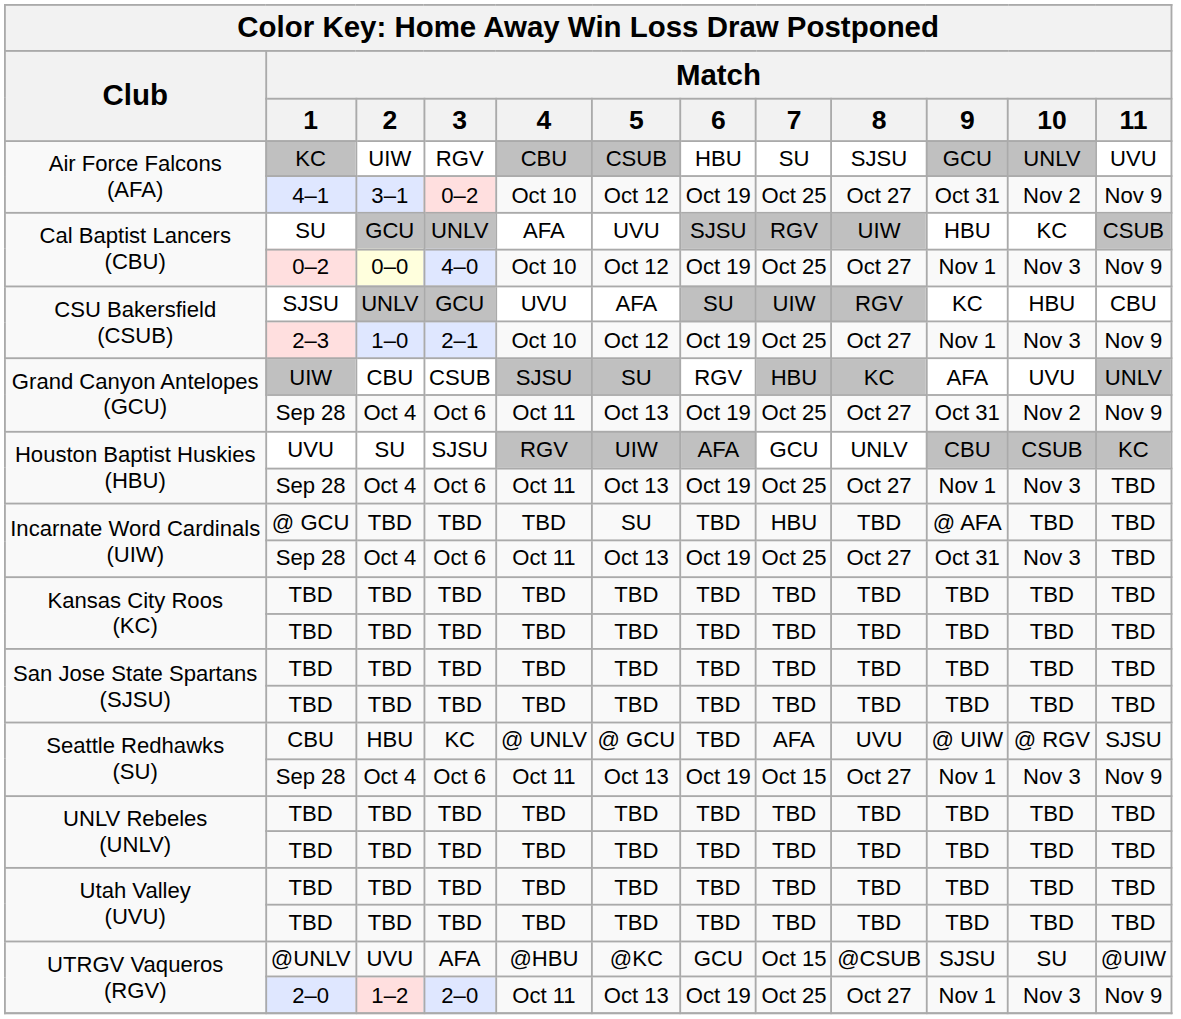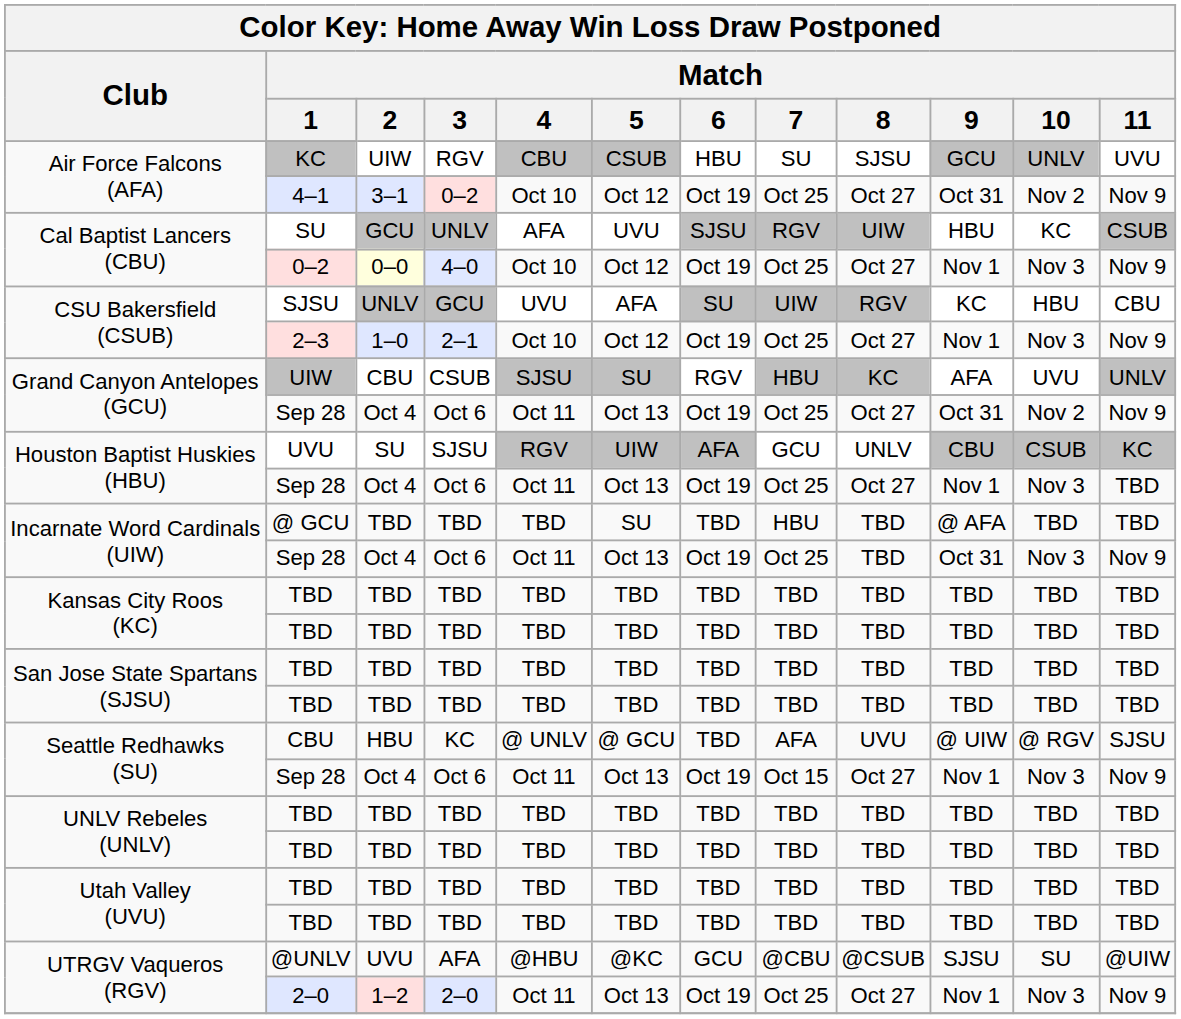(879, 559) Oct 27 -> (883, 559) TBD
(1133, 559) TBD -> (1137, 559) Nov 9
(794, 959) Oct 15 -> (796, 959) @CBU
